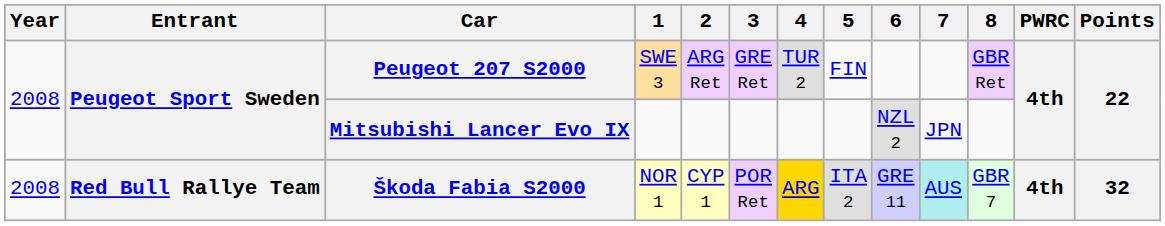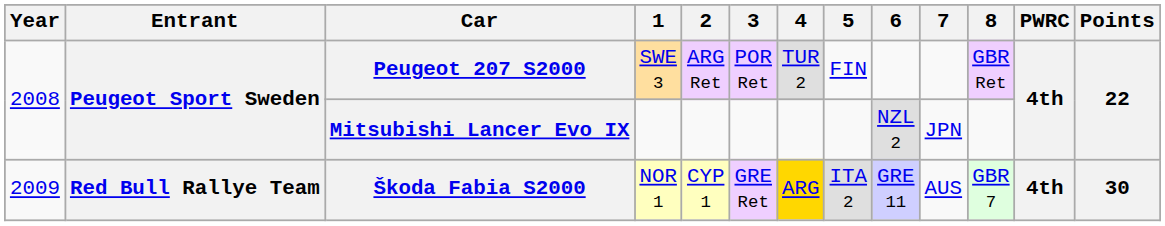(753, 69) GRE Ret -> (753, 69) POR Ret
(35, 189) 2008 -> (35, 189) 2009
(753, 188) POR Ret -> (753, 188) GRE Ret
(943, 189) paleturquoise background -> (943, 189) no background
(1117, 189) 32 -> (1117, 189) 30
